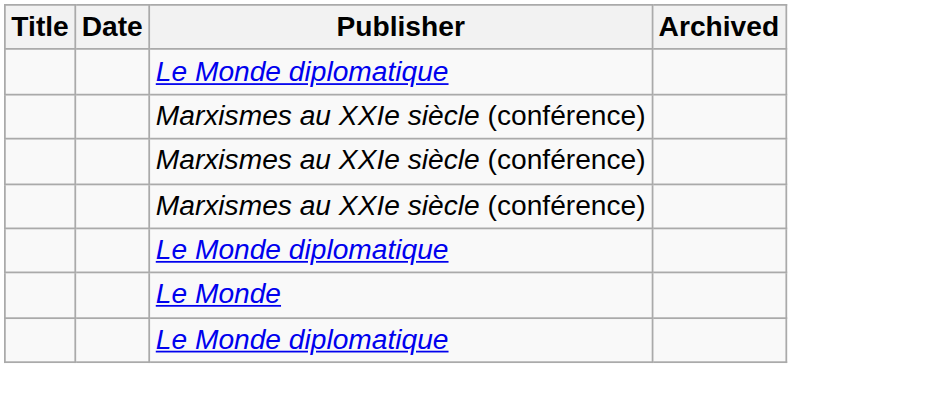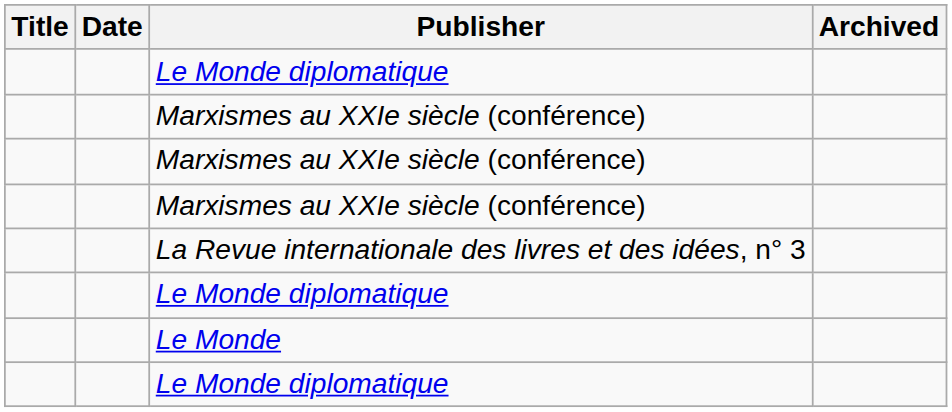+ row: (40, 251)
